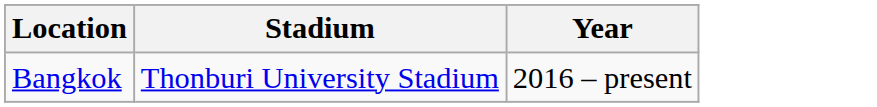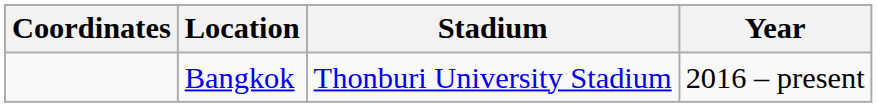+ column: (91, 28)
